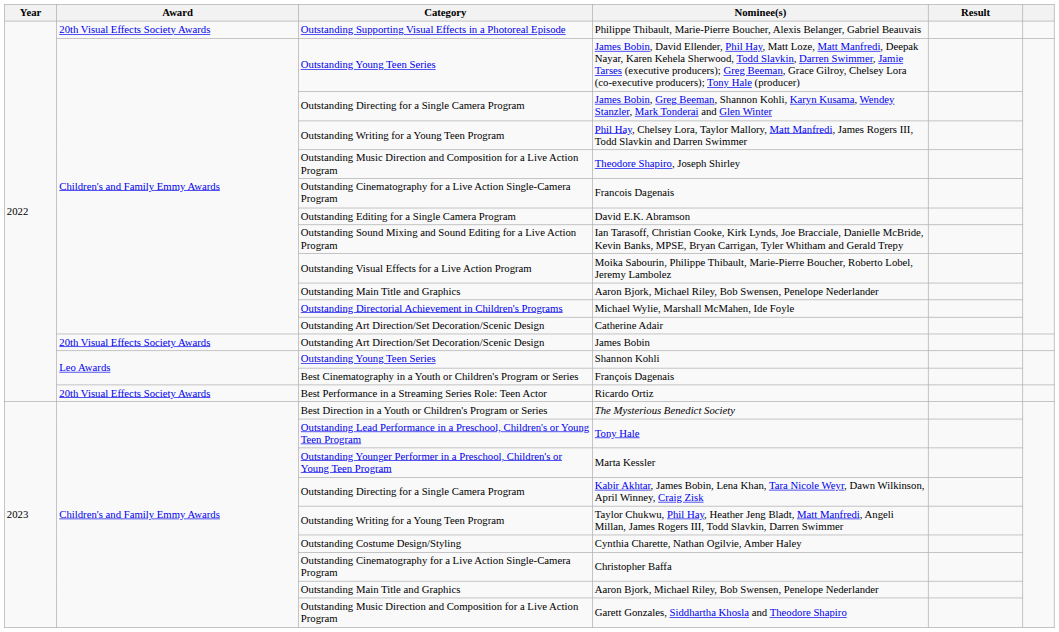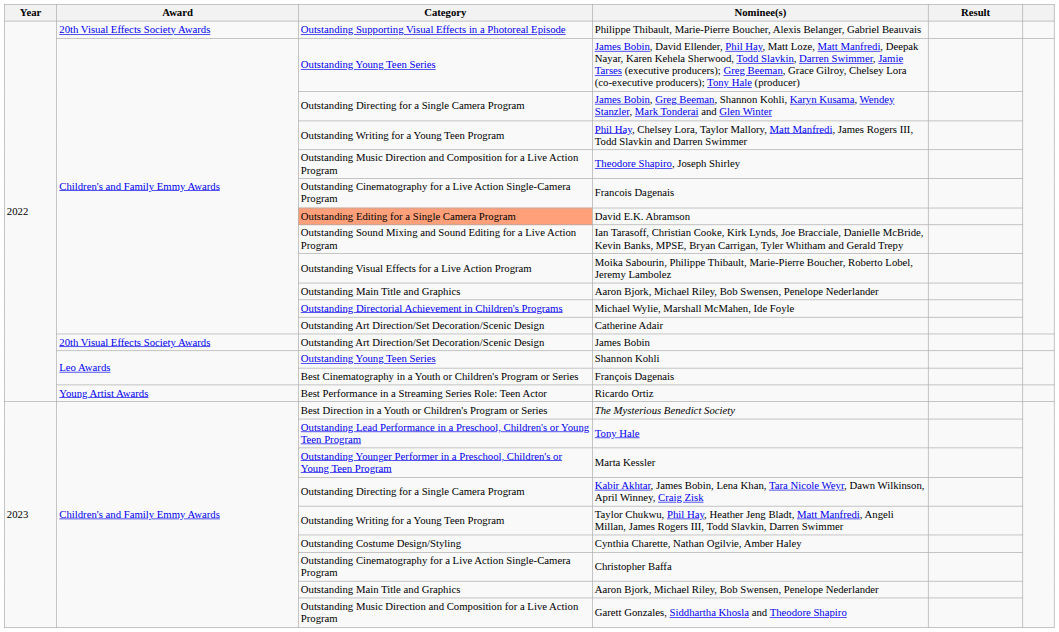(408, 216) no background -> (408, 216) lightsalmon background
(135, 393) 20th Visual Effects Society Awards -> (104, 393) Young Artist Awards
